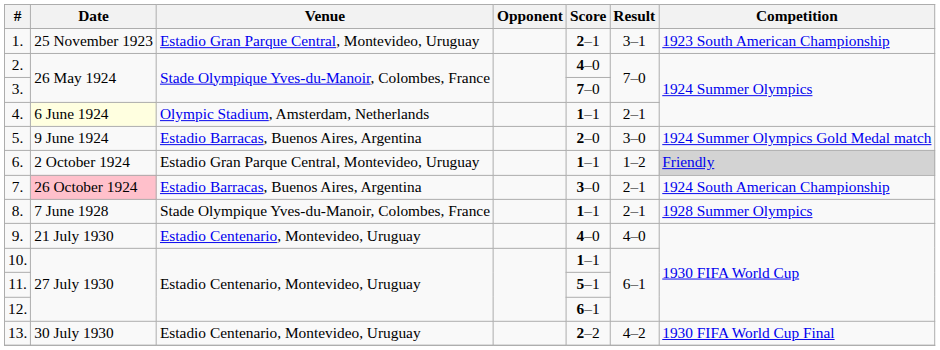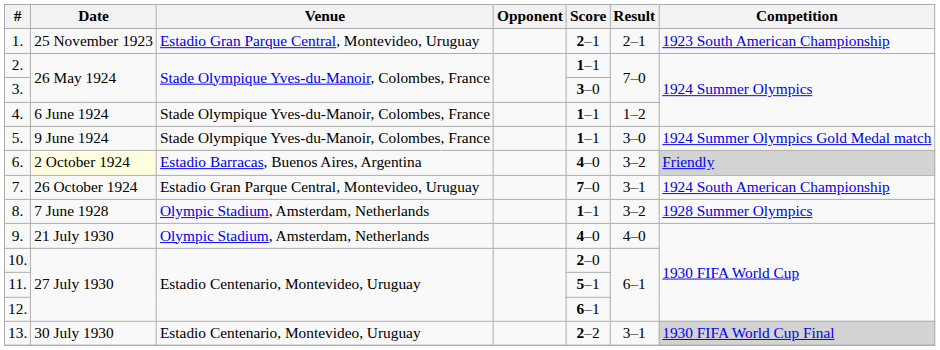(634, 41) 3–1 -> (634, 41) 2–1
(588, 65) 4–0 -> (588, 65) 1–1
(588, 89) 7–0 -> (588, 89) 3–0
(71, 114) lightyellow background -> (71, 114) no background
(295, 114) Olympic Stadium, Amsterdam, Netherlands -> (325, 114) Stade Olympique Yves-du-Manoir, Colombes, France
(634, 114) 2–1 -> (634, 114) 1–2
(291, 138) Estadio Barracas, Buenos Aires, Argentina -> (325, 138) Stade Olympique Yves-du-Manoir, Colombes, France
(588, 138) 2–0 -> (588, 138) 1–1
(82, 162) no background -> (82, 162) lightyellow background
(320, 162) Estadio Gran Parque Central, Montevideo, Uruguay -> (291, 162) Estadio Barracas, Buenos Aires, Argentina
(588, 162) 1–1 -> (588, 162) 4–0
(634, 162) 1–2 -> (634, 162) 3–2
(86, 187) pink background -> (86, 187) no background
(291, 187) Estadio Barracas, Buenos Aires, Argentina -> (320, 187) Estadio Gran Parque Central, Montevideo, Uruguay
(588, 187) 3–0 -> (588, 187) 7–0
(634, 187) 2–1 -> (634, 187) 3–1
(325, 211) Stade Olympique Yves-du-Manoir, Colombes, France -> (295, 211) Olympic Stadium, Amsterdam, Netherlands
(634, 211) 2–1 -> (634, 211) 3–2
(290, 235) Estadio Centenario, Montevideo, Uruguay -> (295, 235) Olympic Stadium, Amsterdam, Netherlands
(588, 260) 1–1 -> (588, 260) 2–0
(634, 333) 4–2 -> (634, 333) 3–1
(748, 333) no background -> (748, 333) lightgrey background
